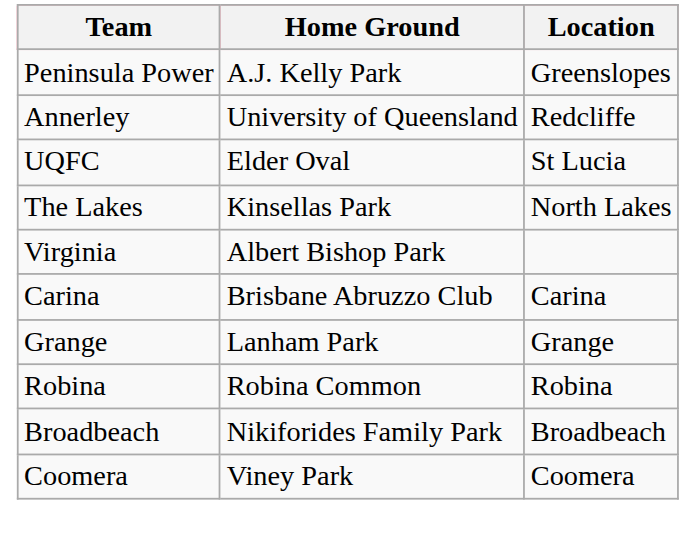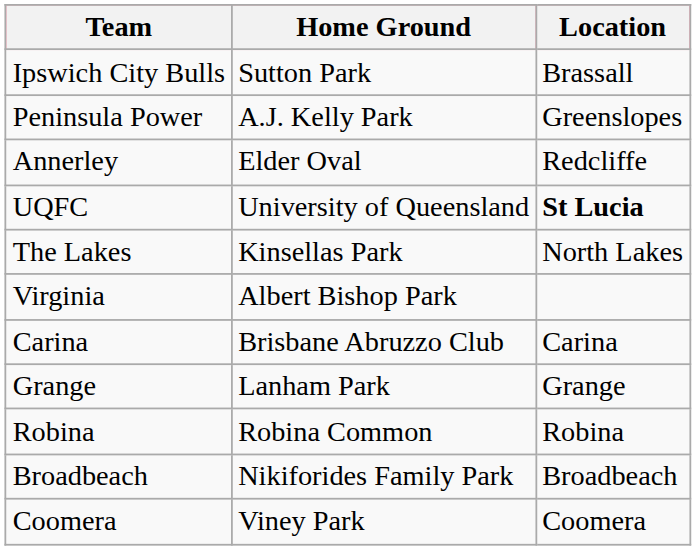+ row: (119, 71)
(372, 116) University of Queensland -> (300, 161) Elder Oval
(288, 161) Elder Oval -> (384, 206) University of Queensland
(578, 161) normal -> (593, 206) bold
